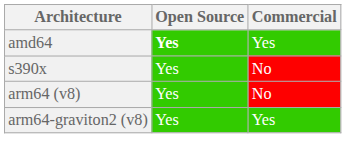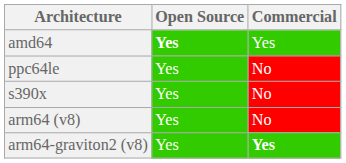+ row: (34, 68)
(263, 119) normal -> (263, 145) bold
